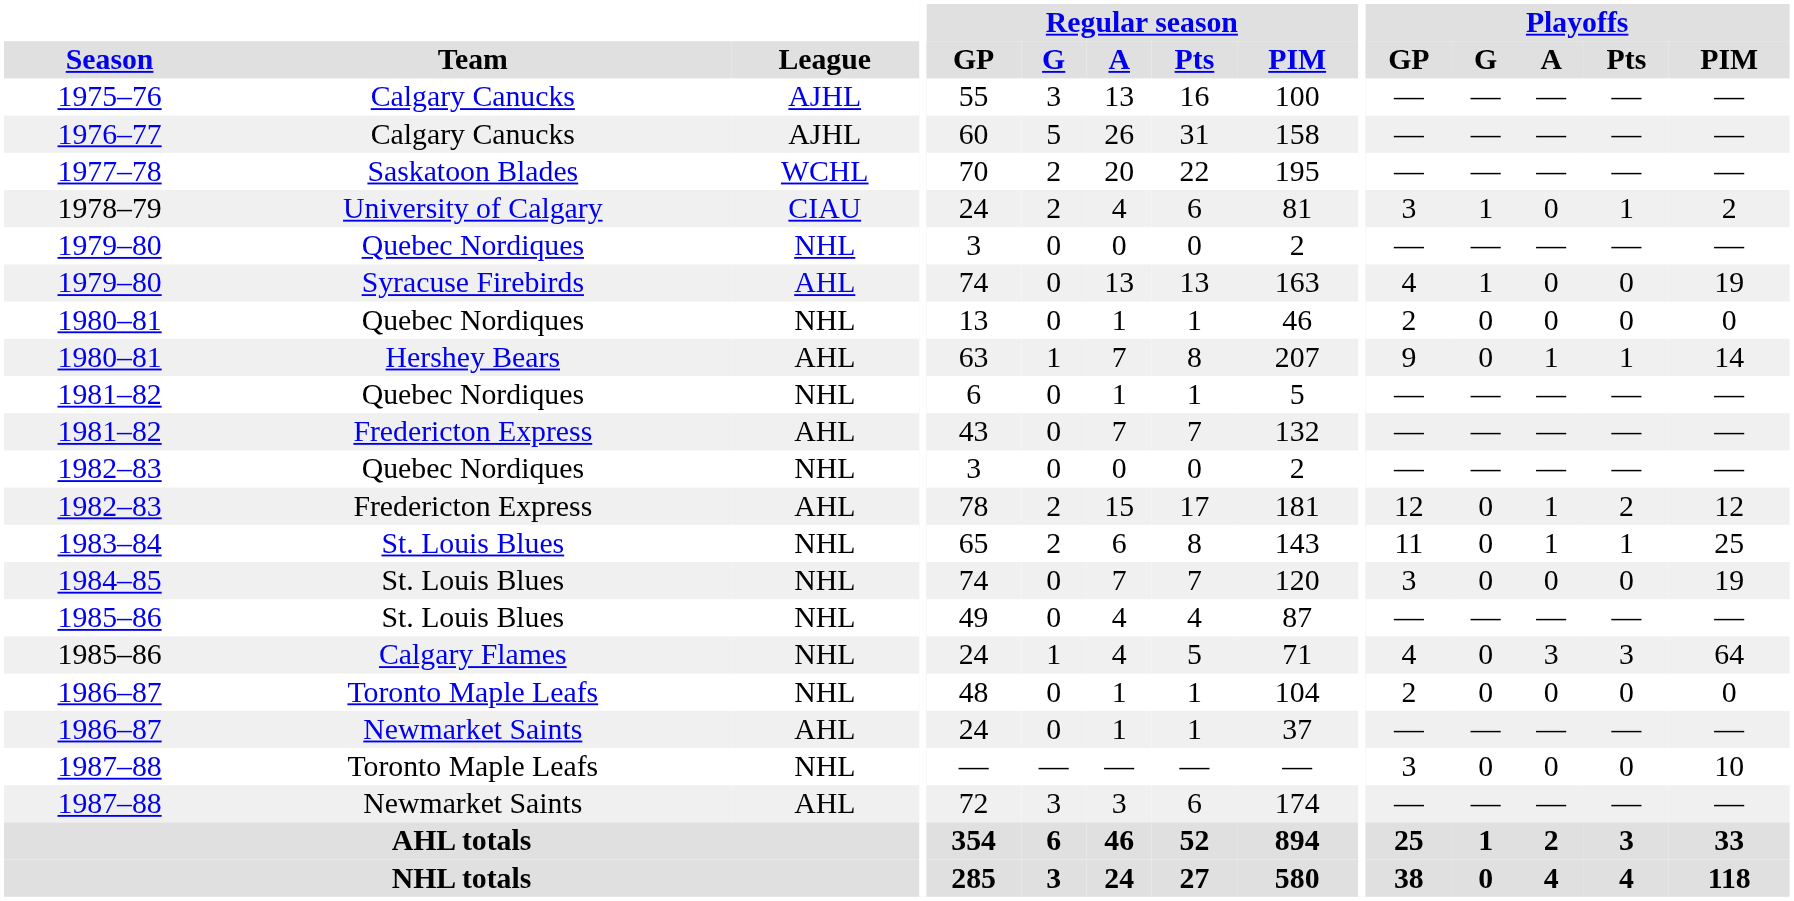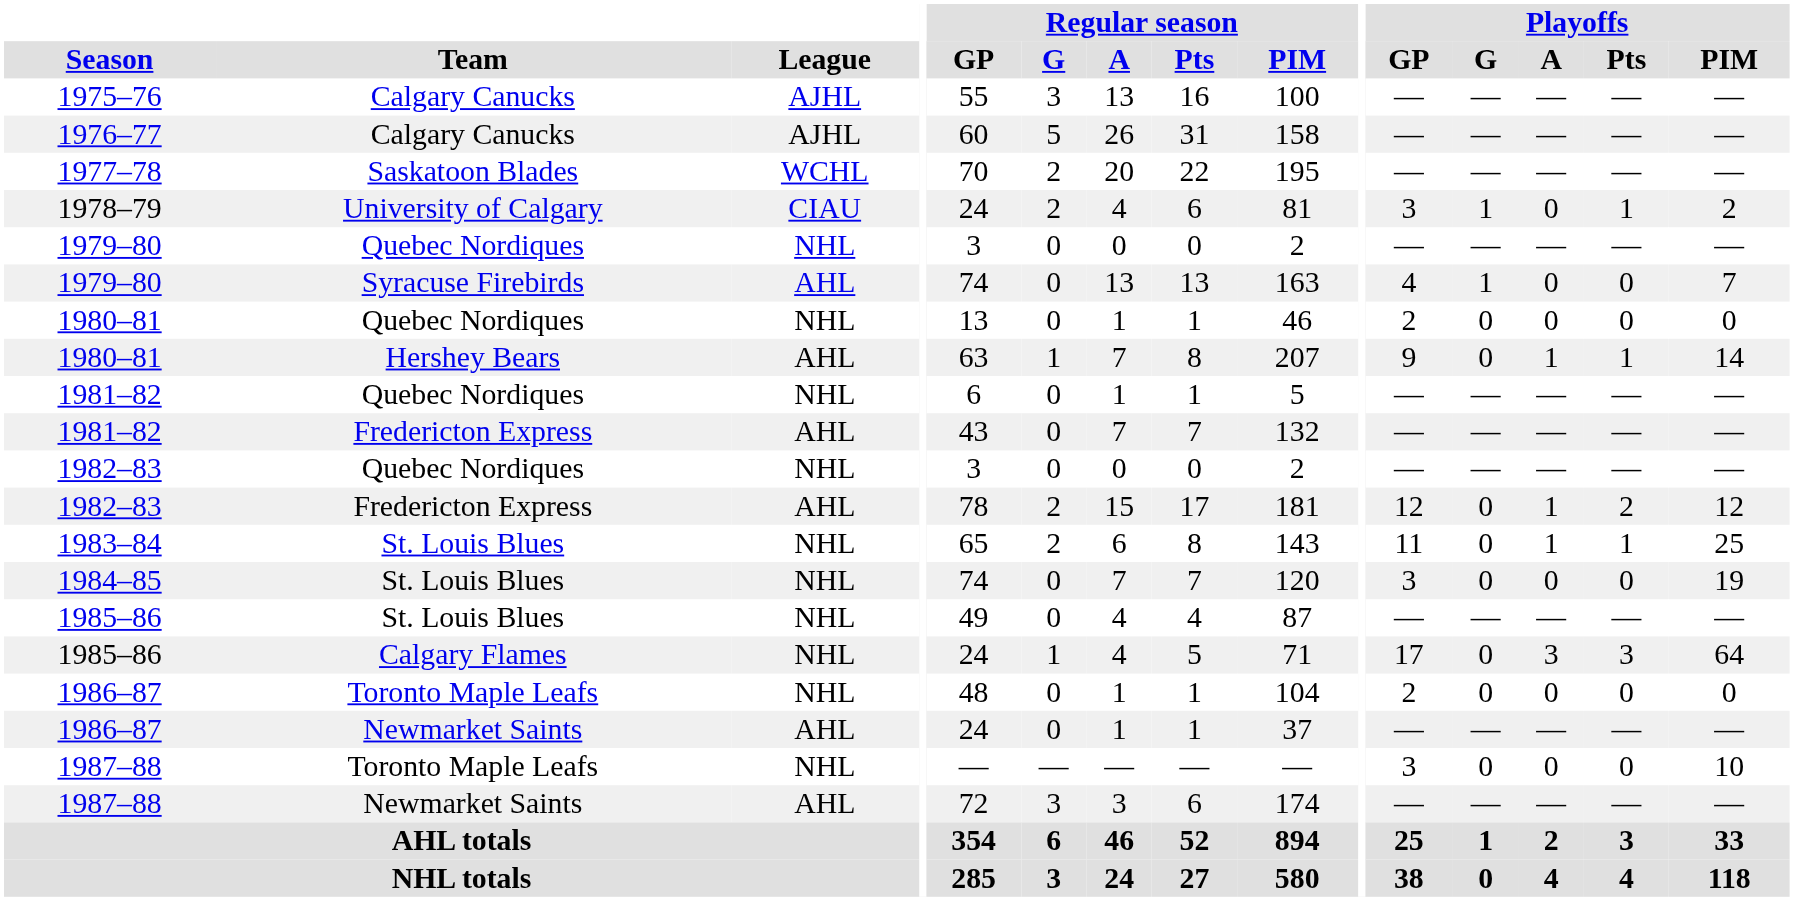(1729, 282) 19 -> (1729, 282) 7
(1409, 654) 4 -> (1409, 654) 17
